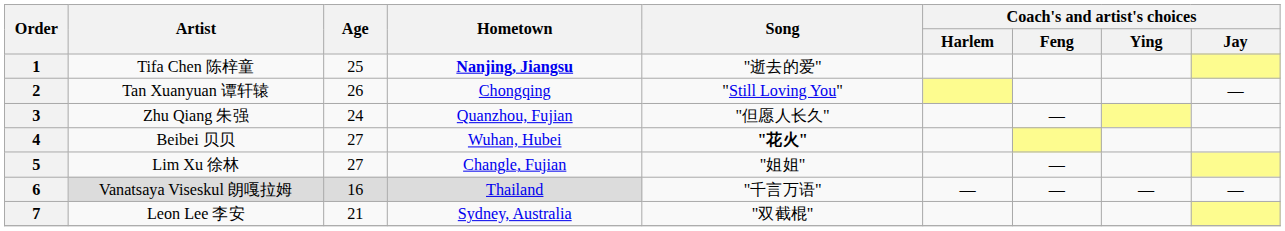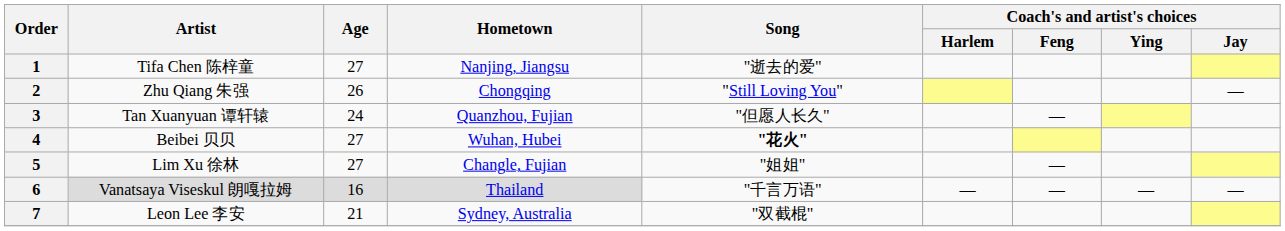(355, 66) 25 -> (355, 66) 27
(515, 66) bold -> (515, 66) normal
(196, 91) Tan Xuanyuan 谭轩辕 -> (196, 91) Zhu Qiang 朱强
(196, 115) Zhu Qiang 朱强 -> (196, 115) Tan Xuanyuan 谭轩辕
